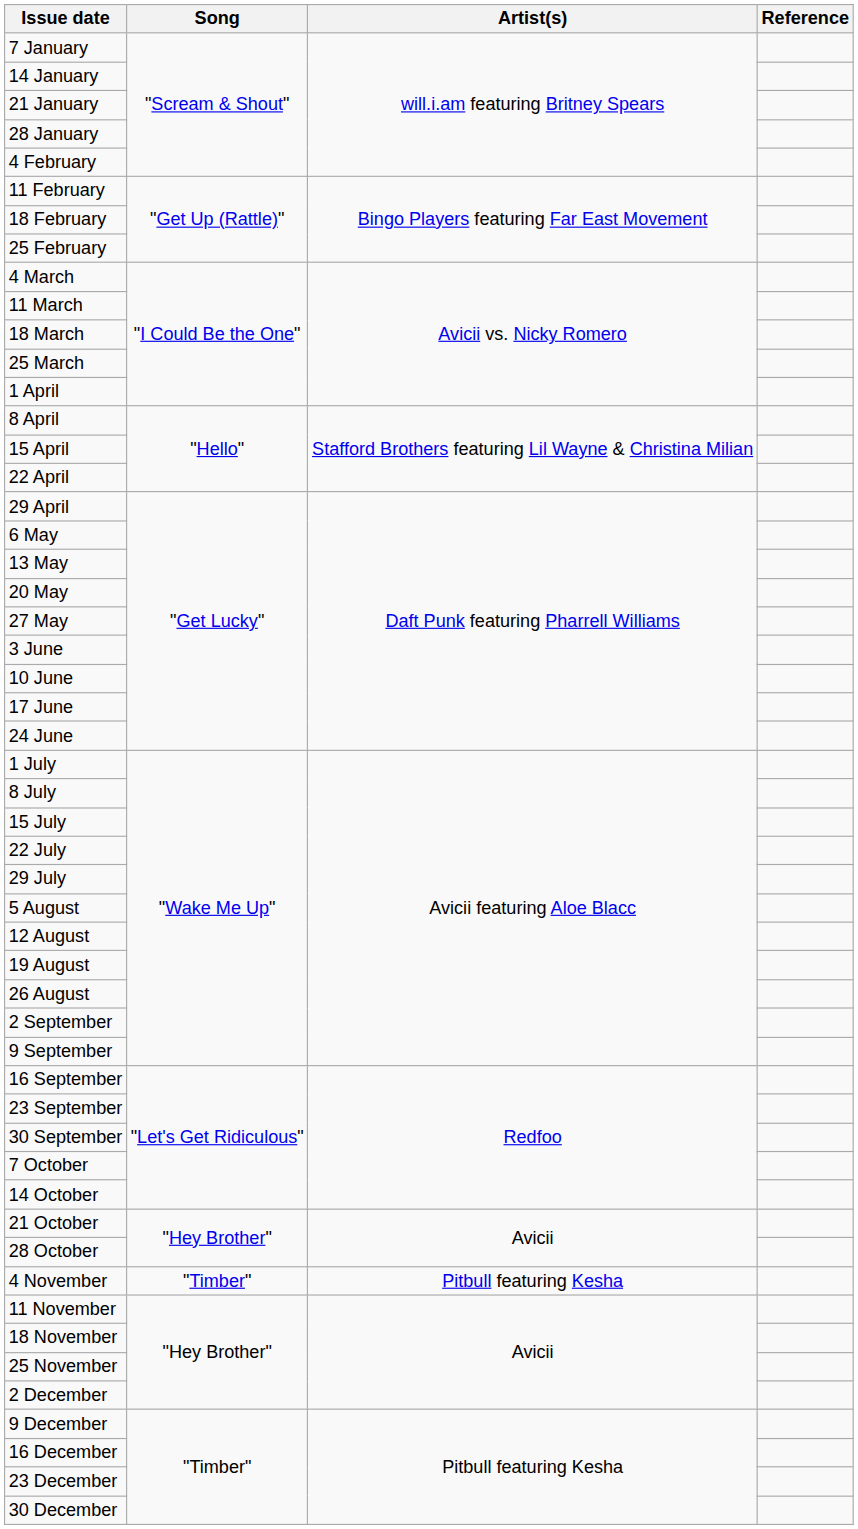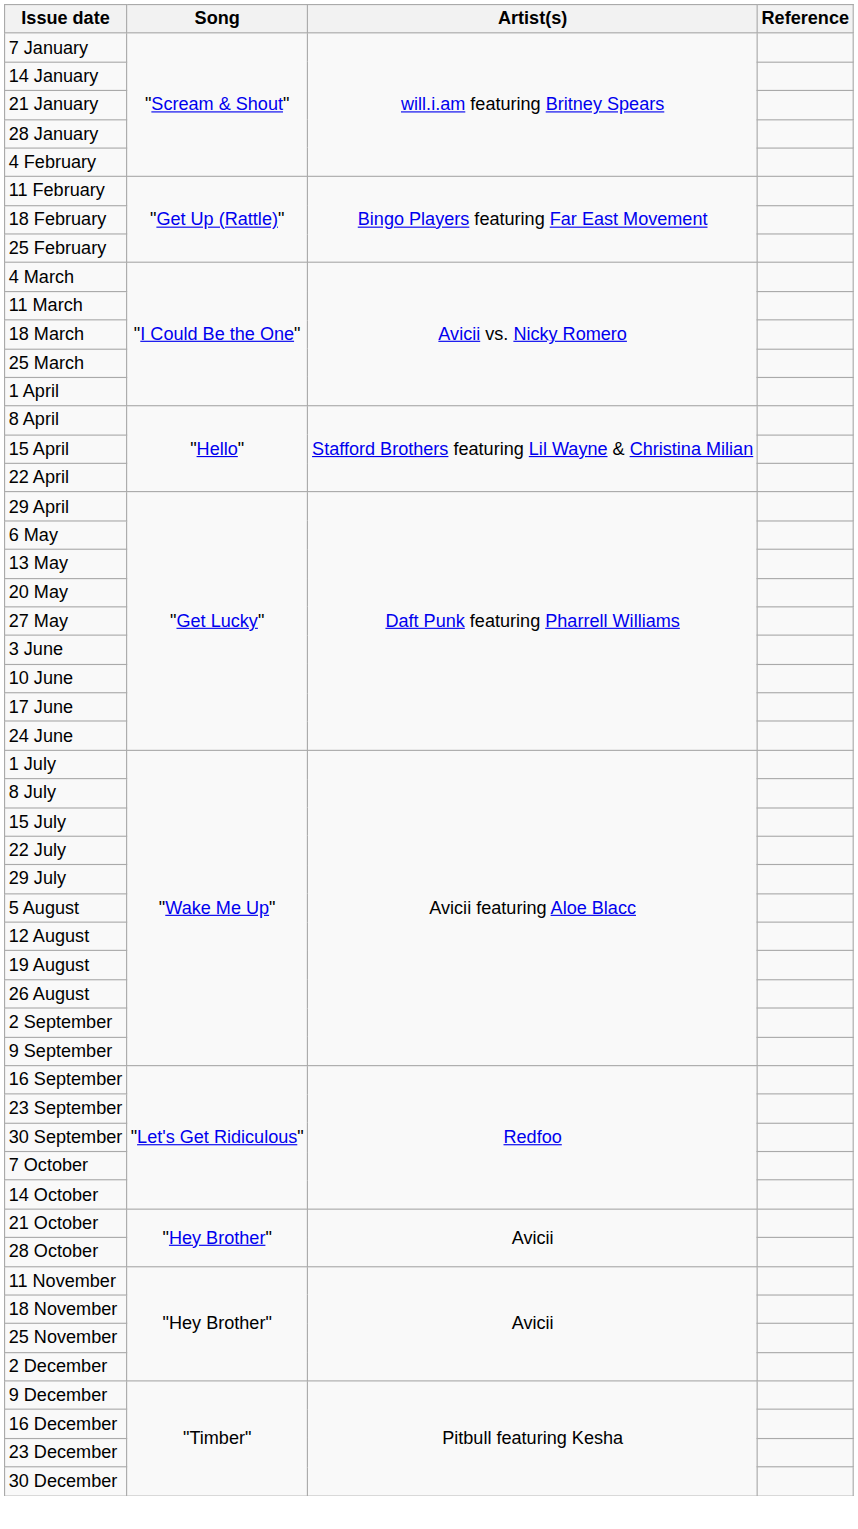- row: (58, 1280)
